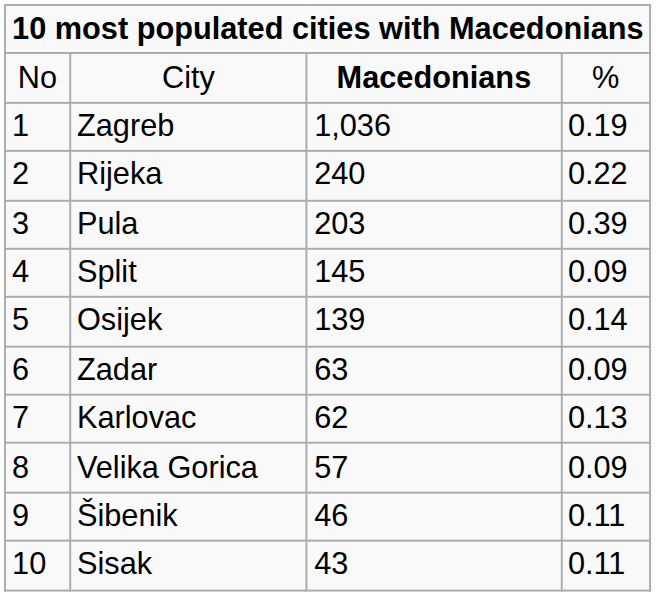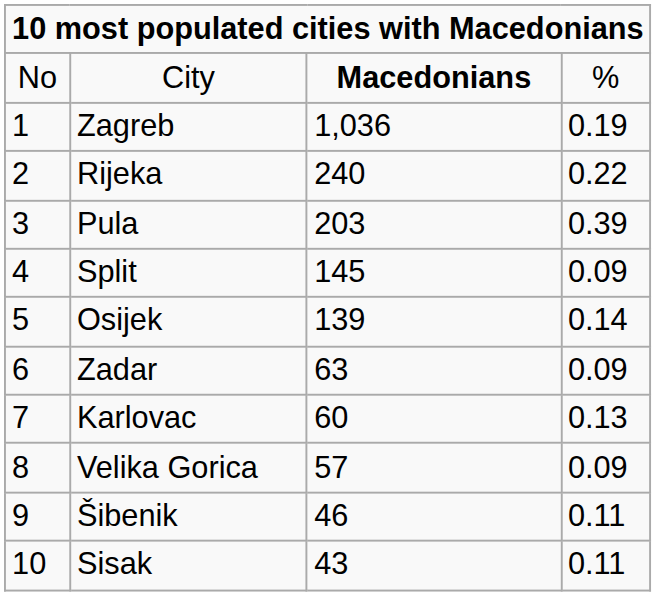(331, 418) 62 -> (331, 418) 60
